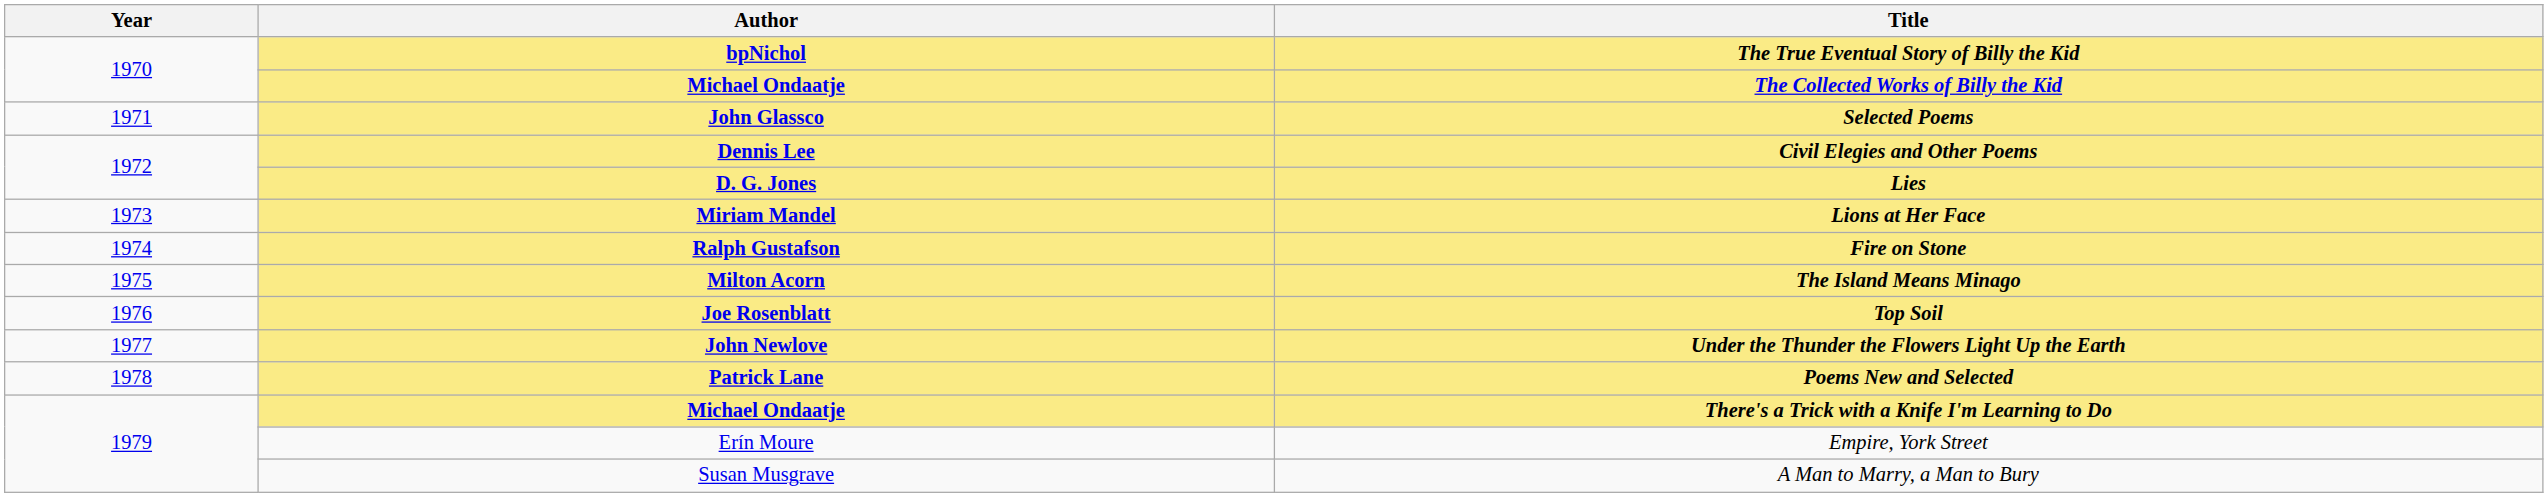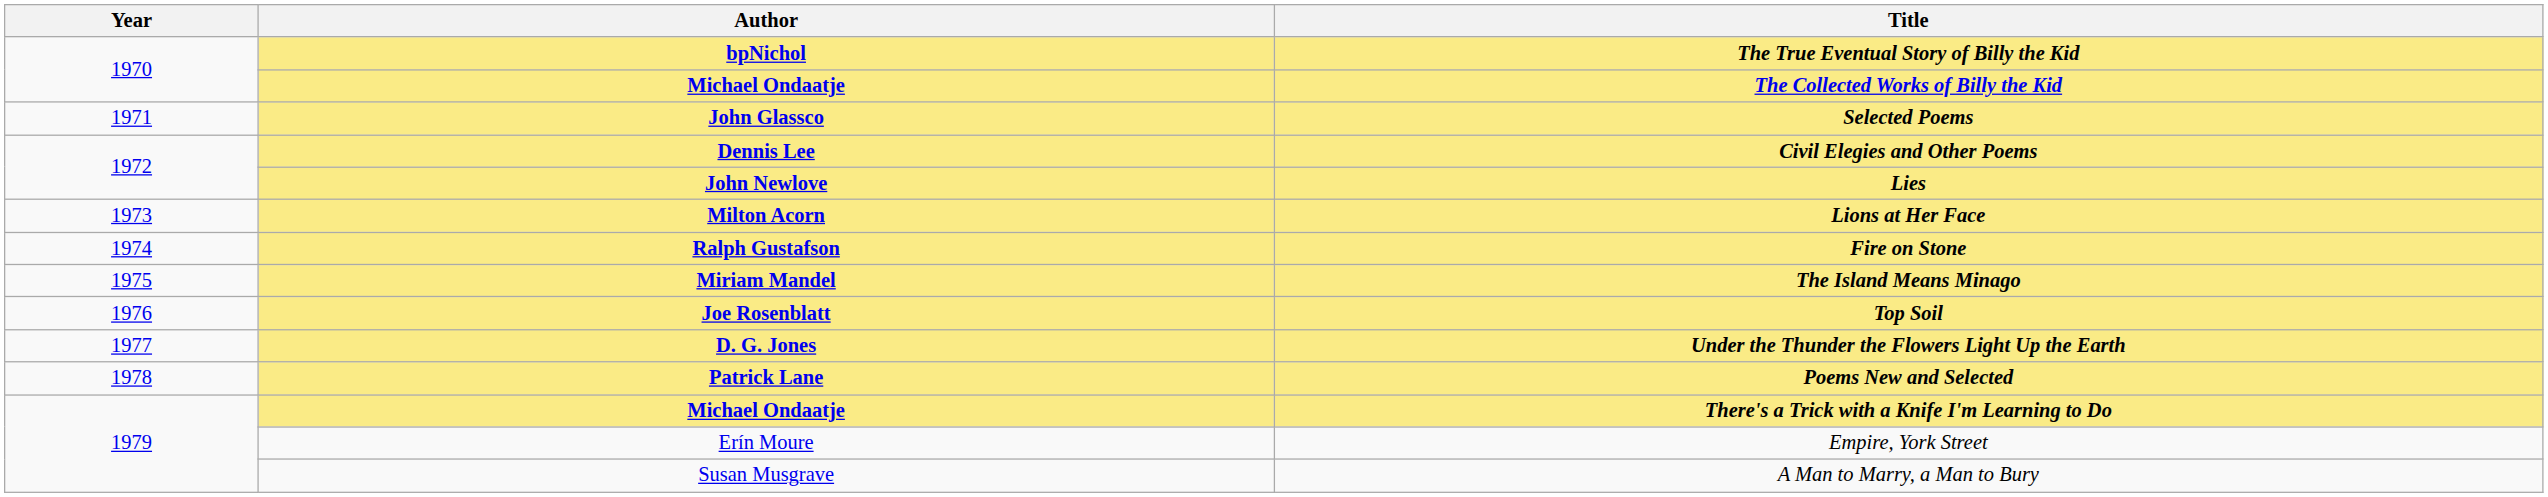(766, 183) D. G. Jones -> (766, 183) John Newlove
(766, 215) Miriam Mandel -> (766, 215) Milton Acorn
(766, 280) Milton Acorn -> (766, 280) Miriam Mandel
(766, 345) John Newlove -> (766, 345) D. G. Jones
